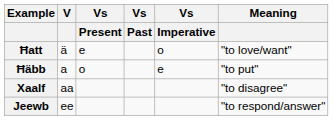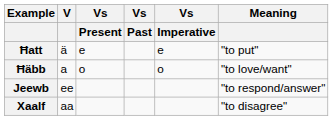(160, 50) o -> (160, 50) e
(256, 50) "to love/want" -> (240, 50) "to put"
(160, 69) e -> (160, 69) o
(240, 69) "to put" -> (256, 69) "to love/want"
rows swapped: (31, 87) <-> (31, 106)
